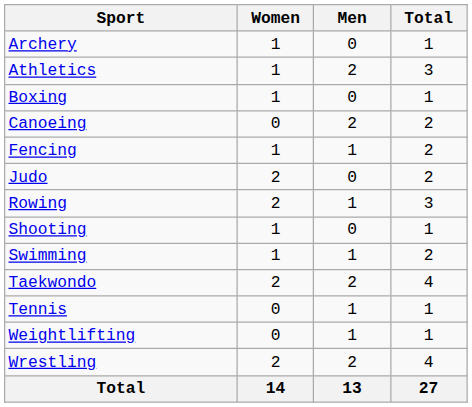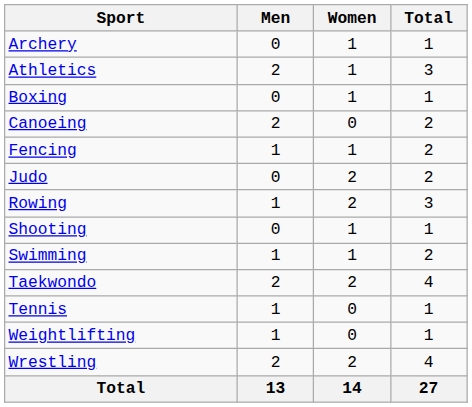columns swapped: (352, 18) <-> (276, 18)
